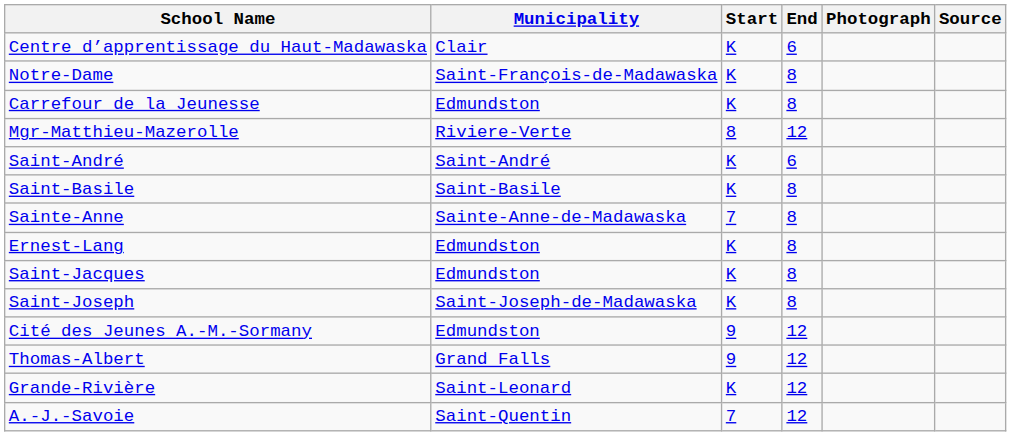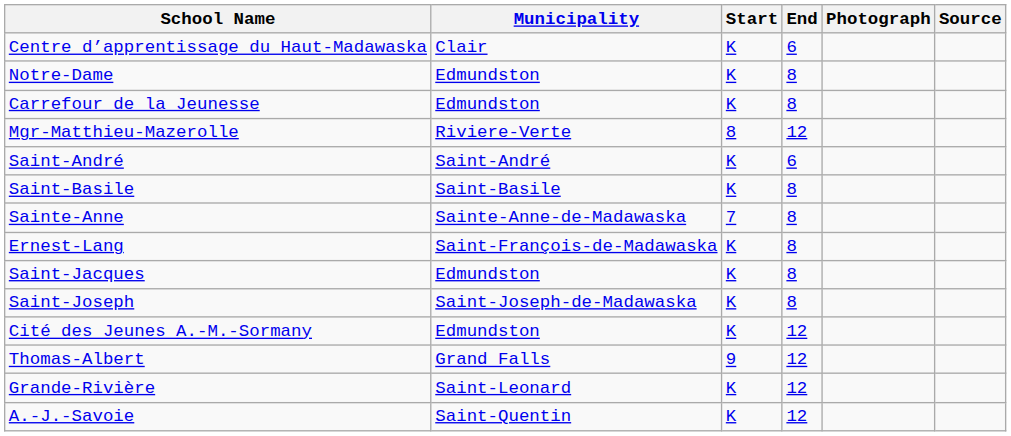(576, 76) Saint-François-de-Madawaska -> (488, 76) Edmundston
(488, 246) Edmundston -> (576, 246) Saint-François-de-Madawaska
(731, 331) 9 -> (731, 331) K
(731, 416) 7 -> (731, 416) K
